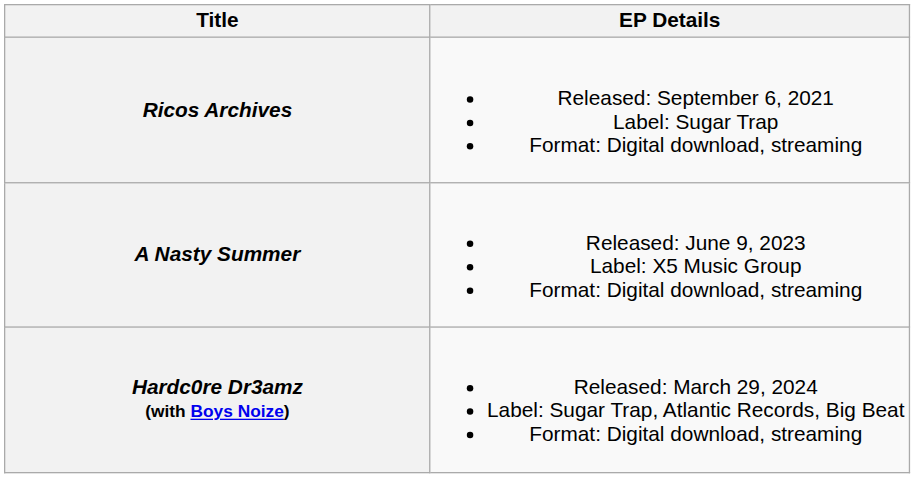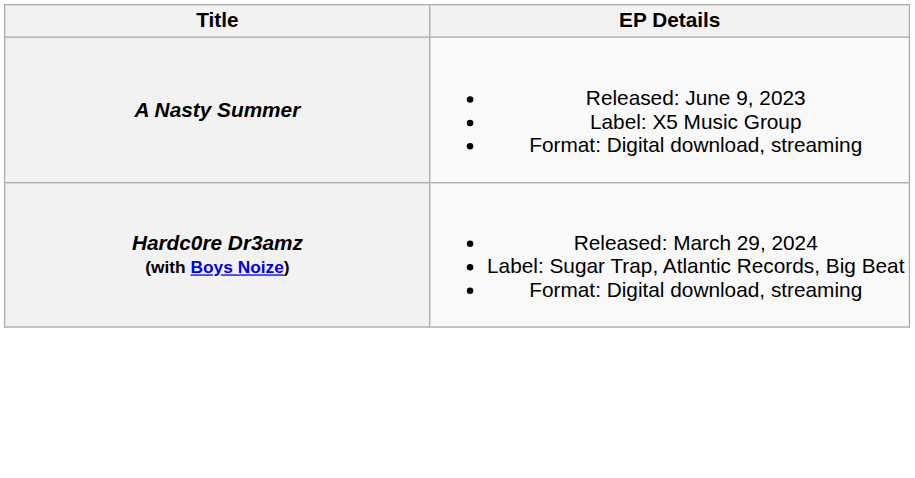- row: (217, 109)
